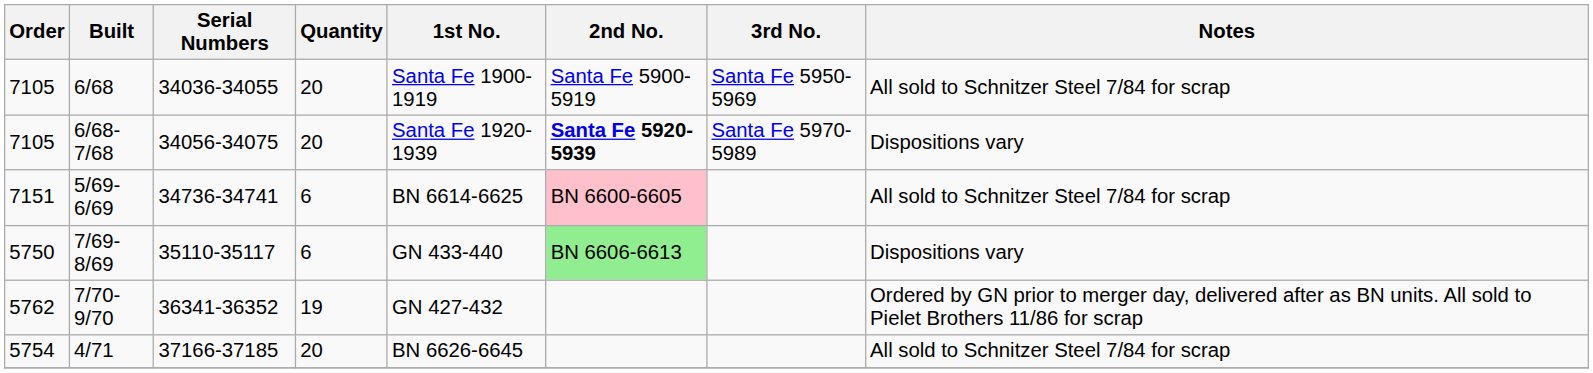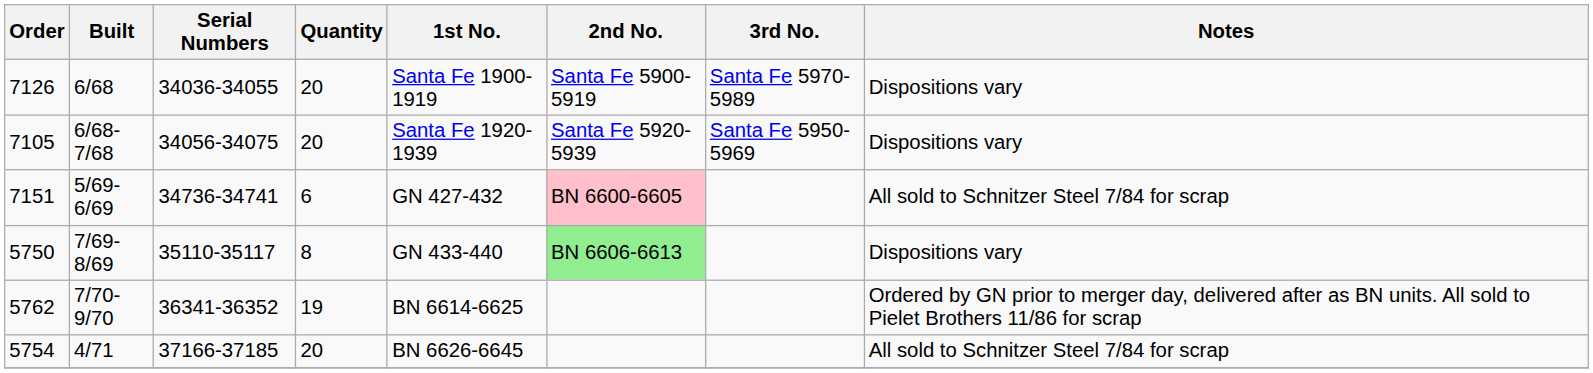(32, 87) 7105 -> (32, 87) 7126
(782, 87) Santa Fe 5950-5969 -> (780, 87) Santa Fe 5970-5989
(1050, 87) All sold to Schnitzer Steel 7/84 for scrap -> (945, 87) Dispositions vary
(622, 142) bold -> (621, 142) normal
(782, 142) Santa Fe 5970-5989 -> (780, 142) Santa Fe 5950-5969
(458, 197) BN 6614-6625 -> (448, 197) GN 427-432
(306, 252) 6 -> (306, 252) 8
(447, 307) GN 427-432 -> (458, 307) BN 6614-6625
